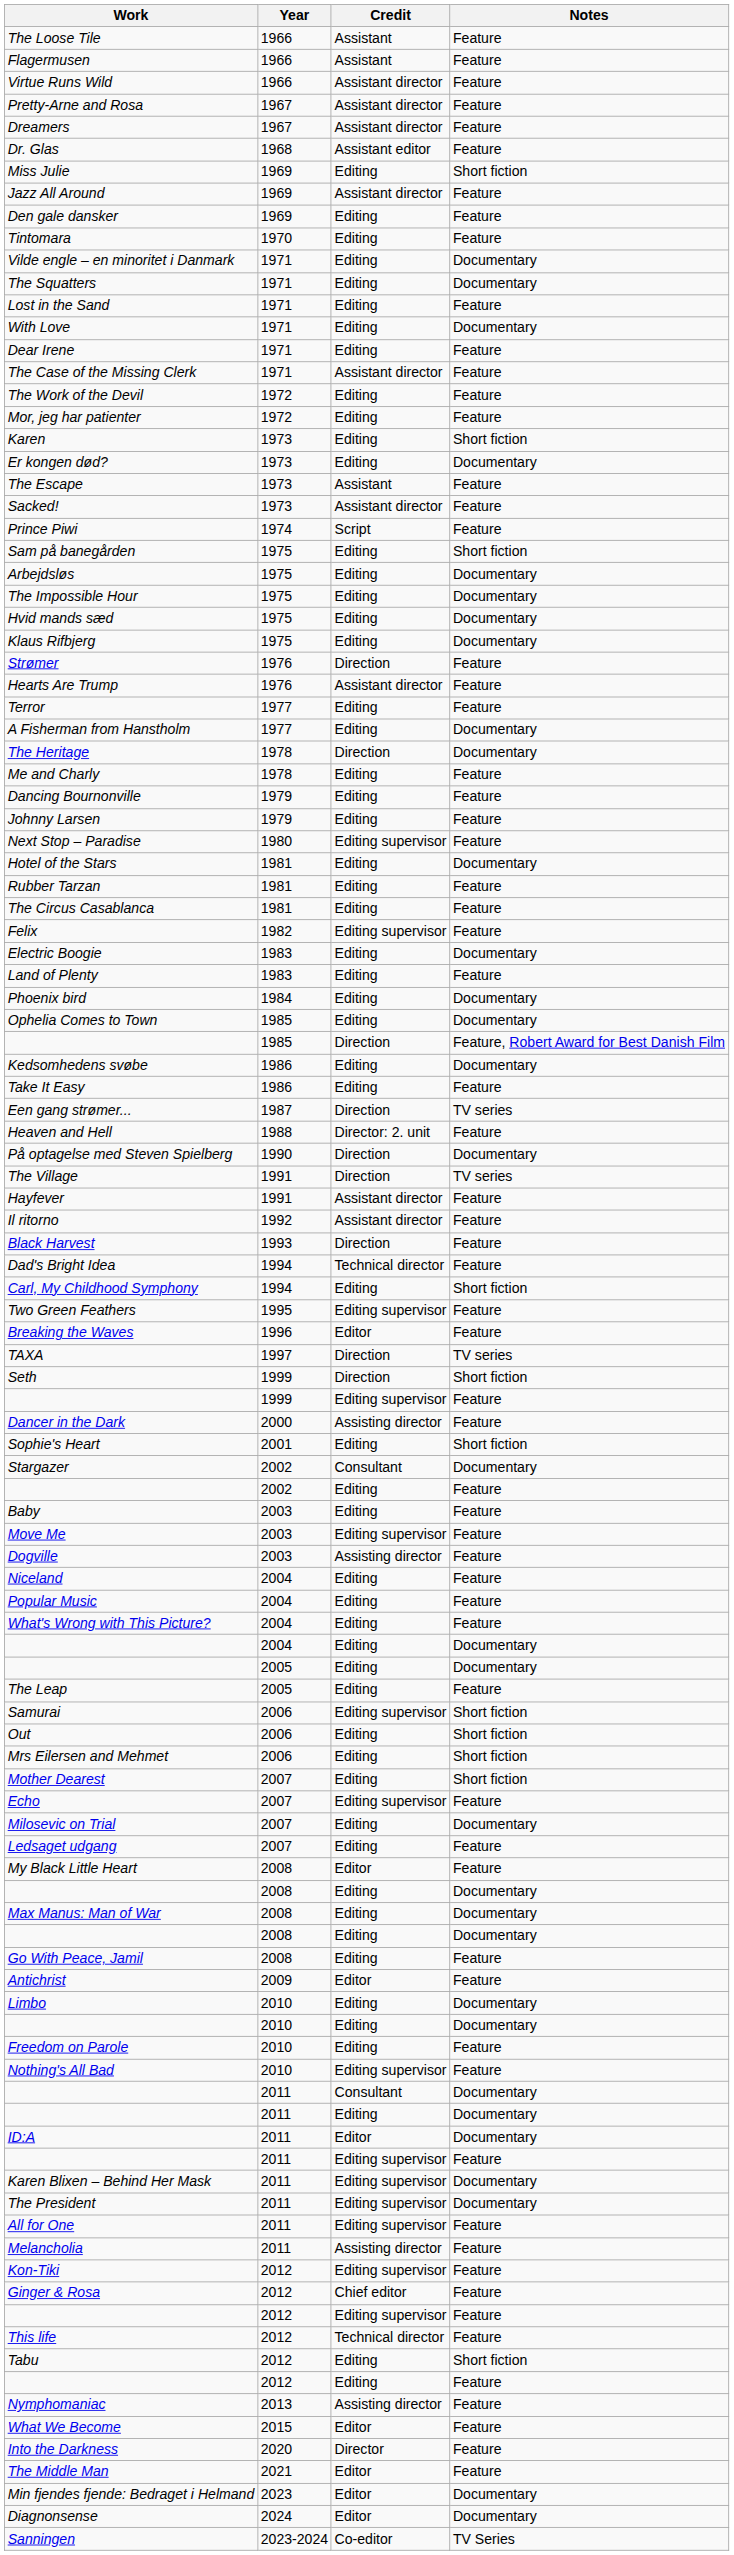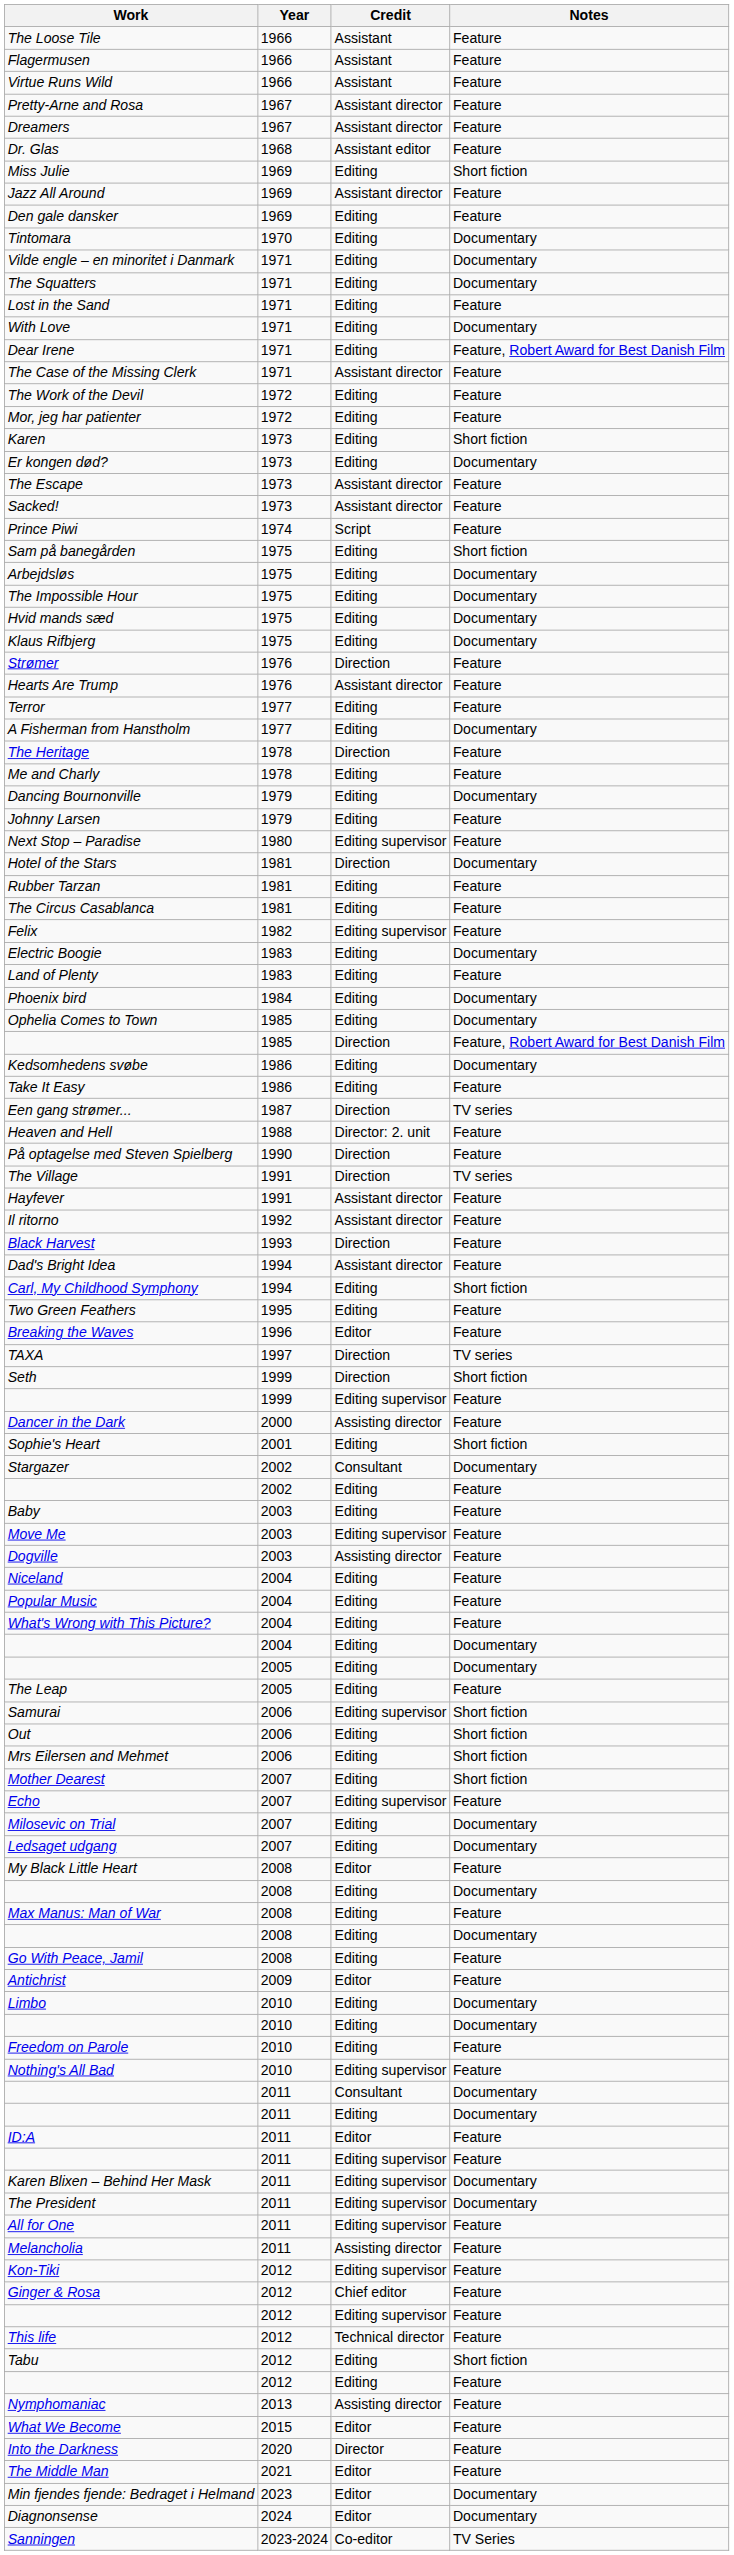(389, 82) Assistant director -> (363, 82) Assistant
(477, 238) Feature -> (495, 238) Documentary
(477, 350) Feature -> (589, 350) Feature, Robert Award for Best Danish Film
(363, 484) Assistant -> (389, 484) Assistant director
(495, 752) Documentary -> (477, 752) Feature
(477, 797) Feature -> (495, 797) Documentary
(356, 864) Editing -> (362, 864) Direction
(495, 1154) Documentary -> (477, 1154) Feature
(389, 1266) Technical director -> (389, 1266) Assistant director
(391, 1310) Editing supervisor -> (356, 1310) Editing
(477, 1846) Feature -> (495, 1846) Documentary
(495, 1913) Documentary -> (477, 1913) Feature
(495, 2137) Documentary -> (477, 2137) Feature
